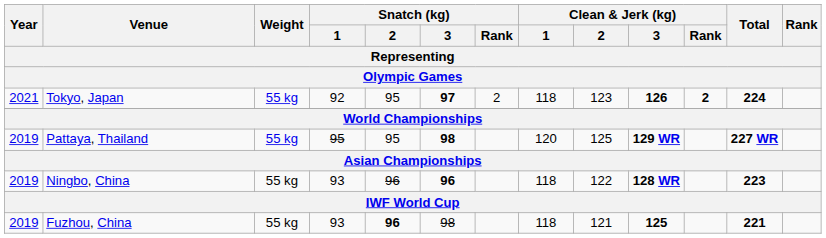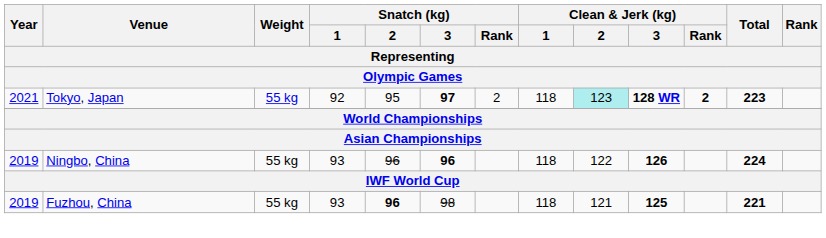(601, 98) no background -> (601, 98) paleturquoise background
(656, 98) 126 -> (656, 98) 128 WR
(755, 98) 224 -> (755, 98) 223
- row: (97, 139)
(656, 181) 128 WR -> (656, 160) 126
(755, 181) 223 -> (755, 160) 224
